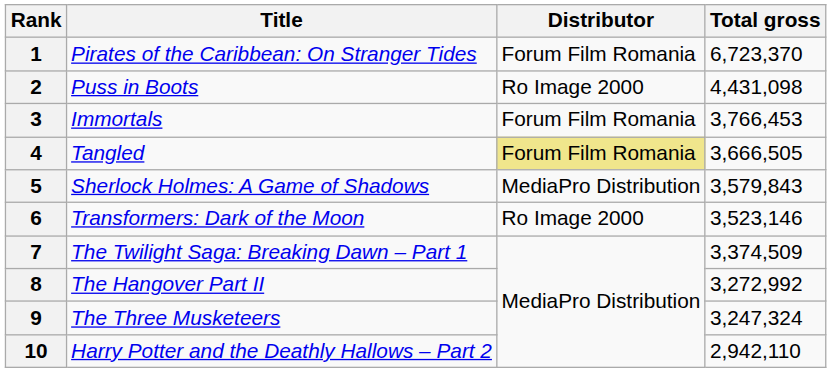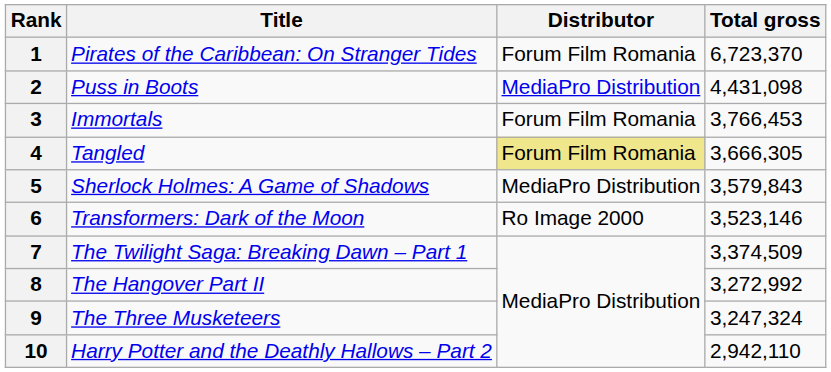(573, 86) Ro Image 2000 -> (601, 86) MediaPro Distribution
(756, 152) 3,666,505 -> (756, 152) 3,666,305
